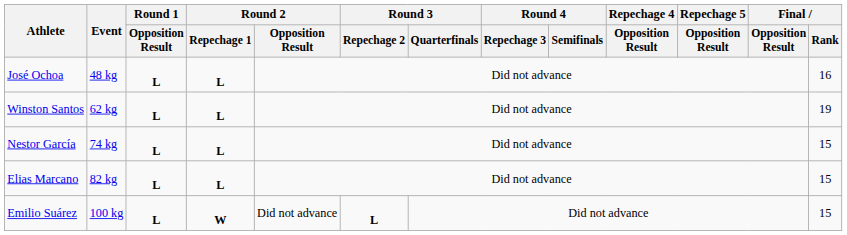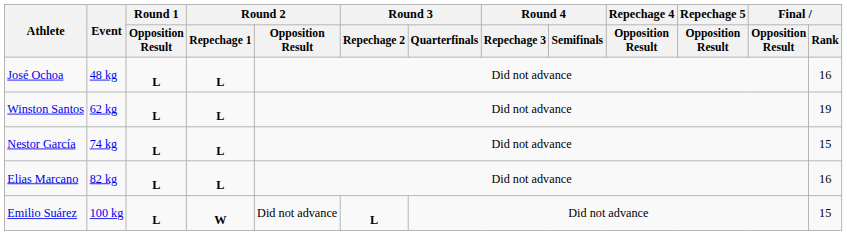(825, 179) 15 -> (825, 179) 16
